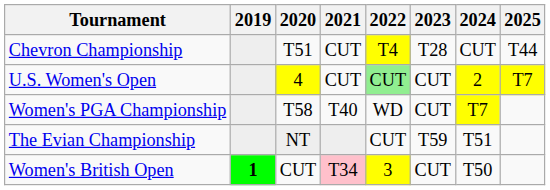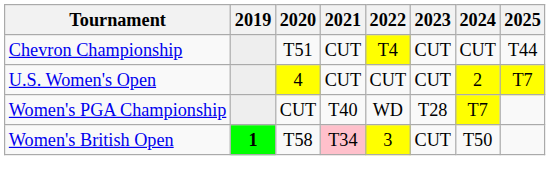(433, 49) T28 -> (433, 49) CUT
(388, 79) lightgreen background -> (388, 79) no background
(298, 109) T58 -> (298, 109) CUT
(433, 109) CUT -> (433, 109) T28
- row: (102, 140)
(298, 170) CUT -> (298, 140) T58
